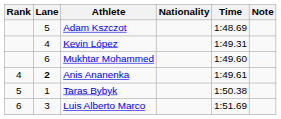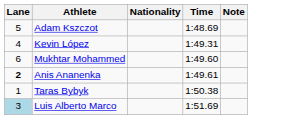- column: (19, 12)
(47, 106) no background -> (18, 106) lightblue background
